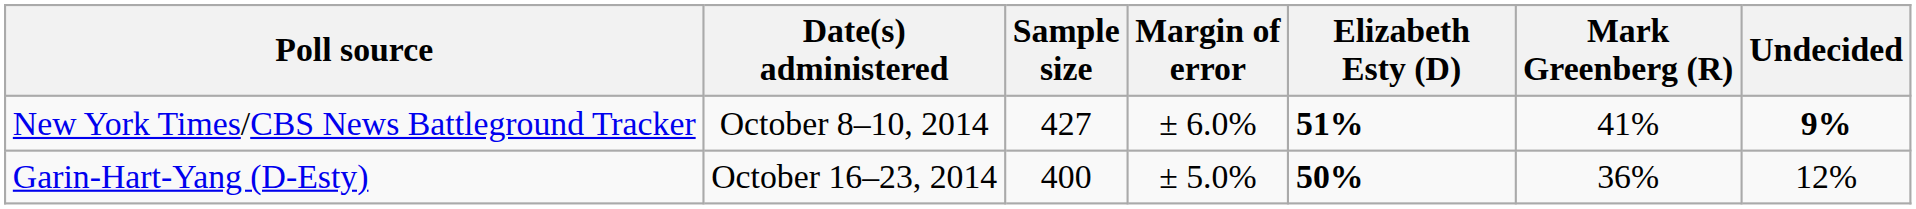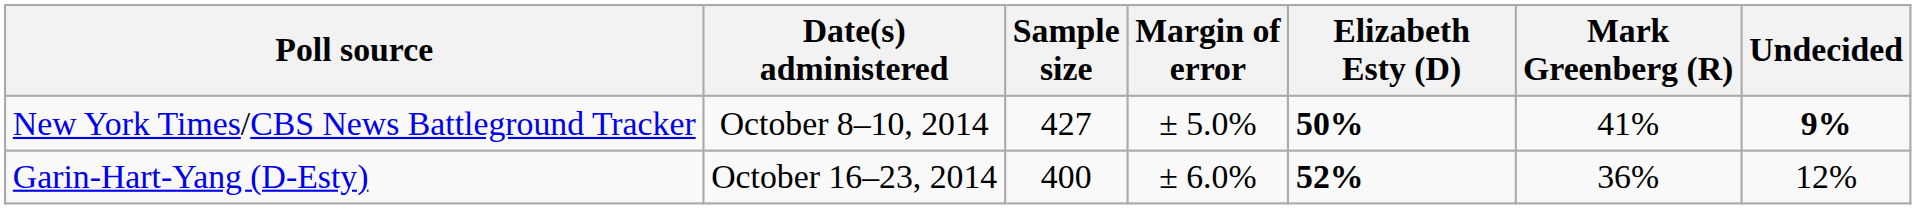(1208, 122) ± 6.0% -> (1208, 122) ± 5.0%
(1330, 122) 51% -> (1330, 122) 50%
(1208, 176) ± 5.0% -> (1208, 176) ± 6.0%
(1330, 176) 50% -> (1330, 176) 52%
